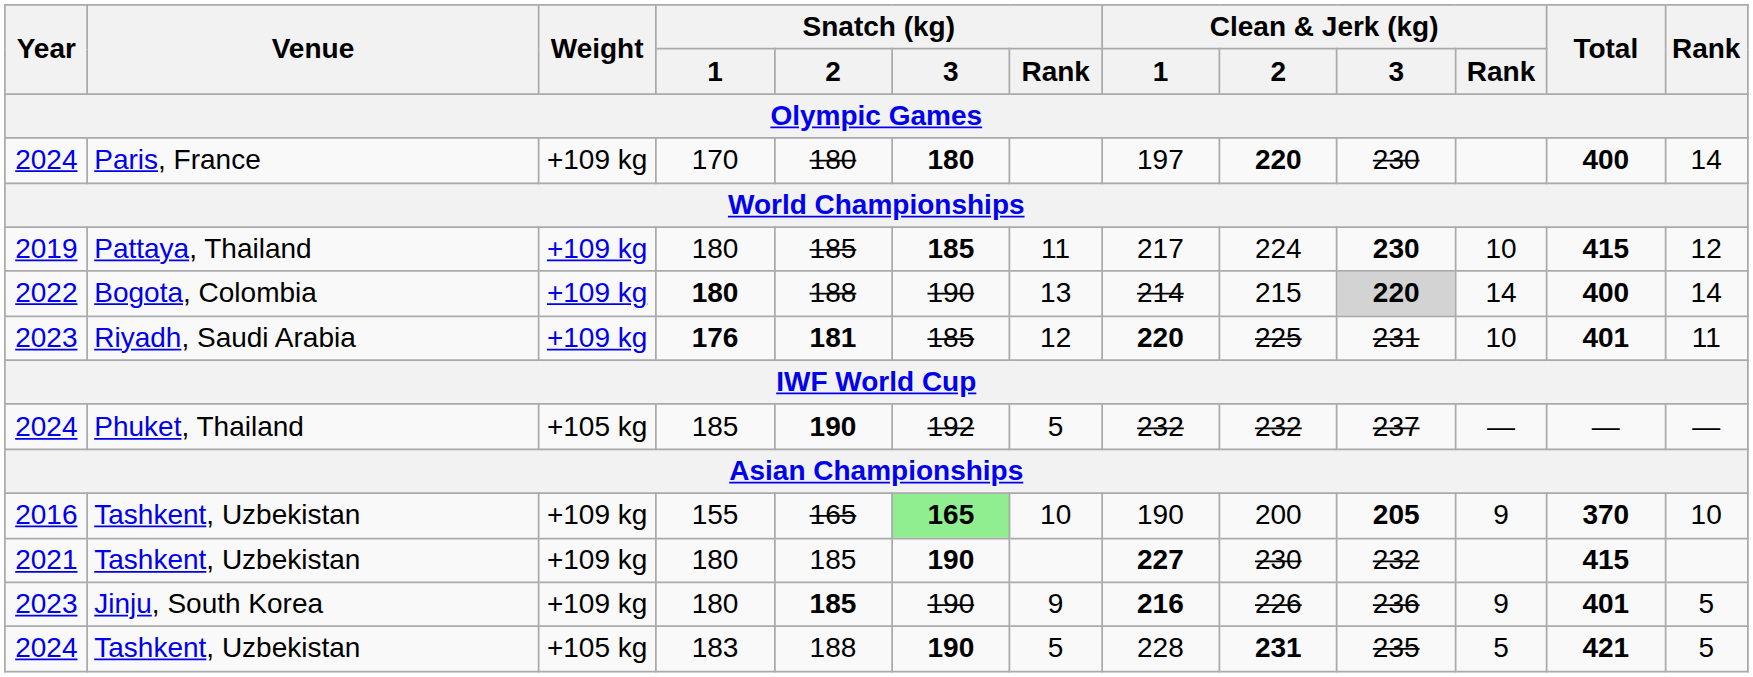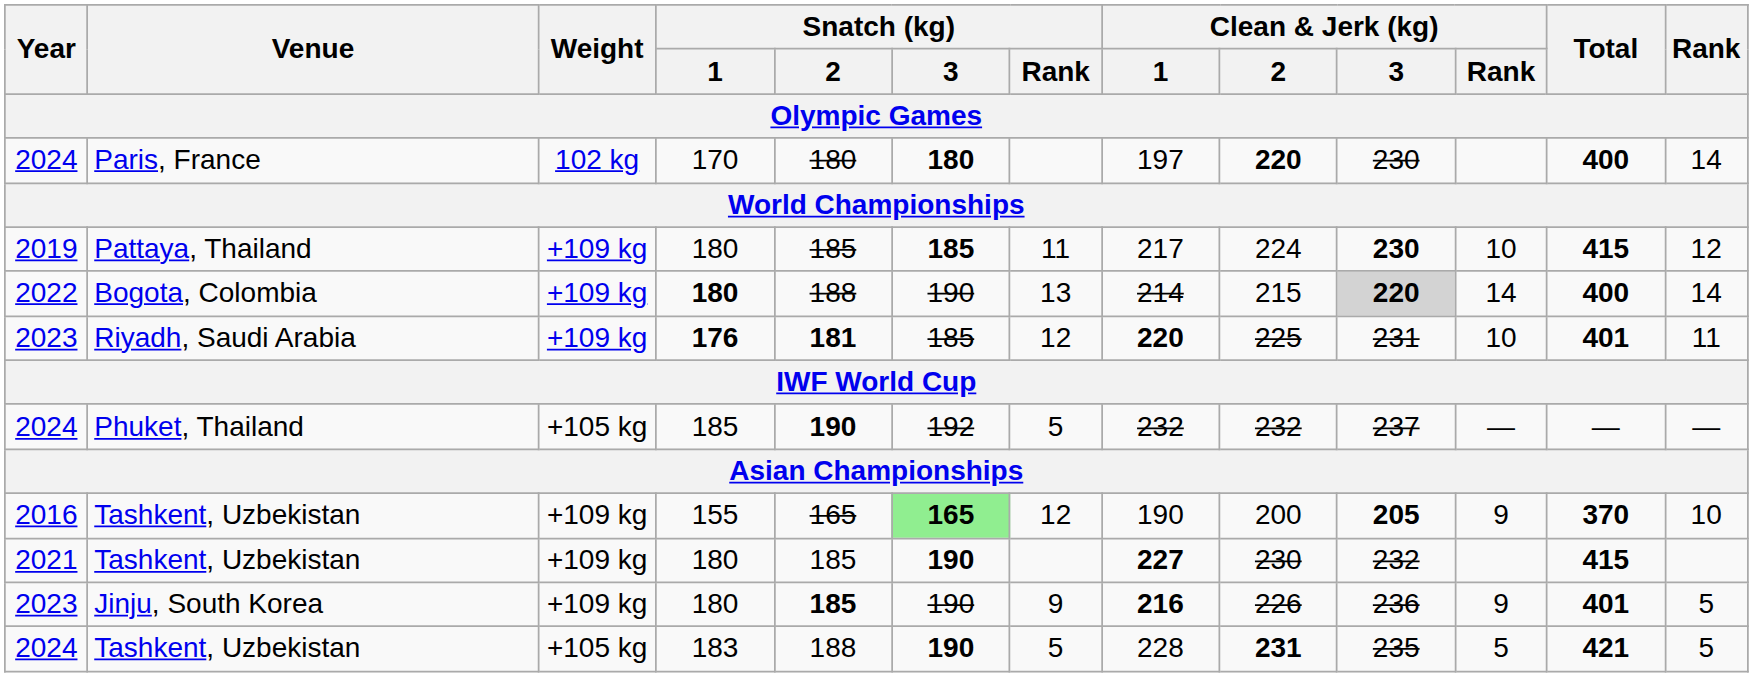(597, 159) +109 kg -> (597, 159) 102 kg
(1056, 515) 10 -> (1056, 515) 12
